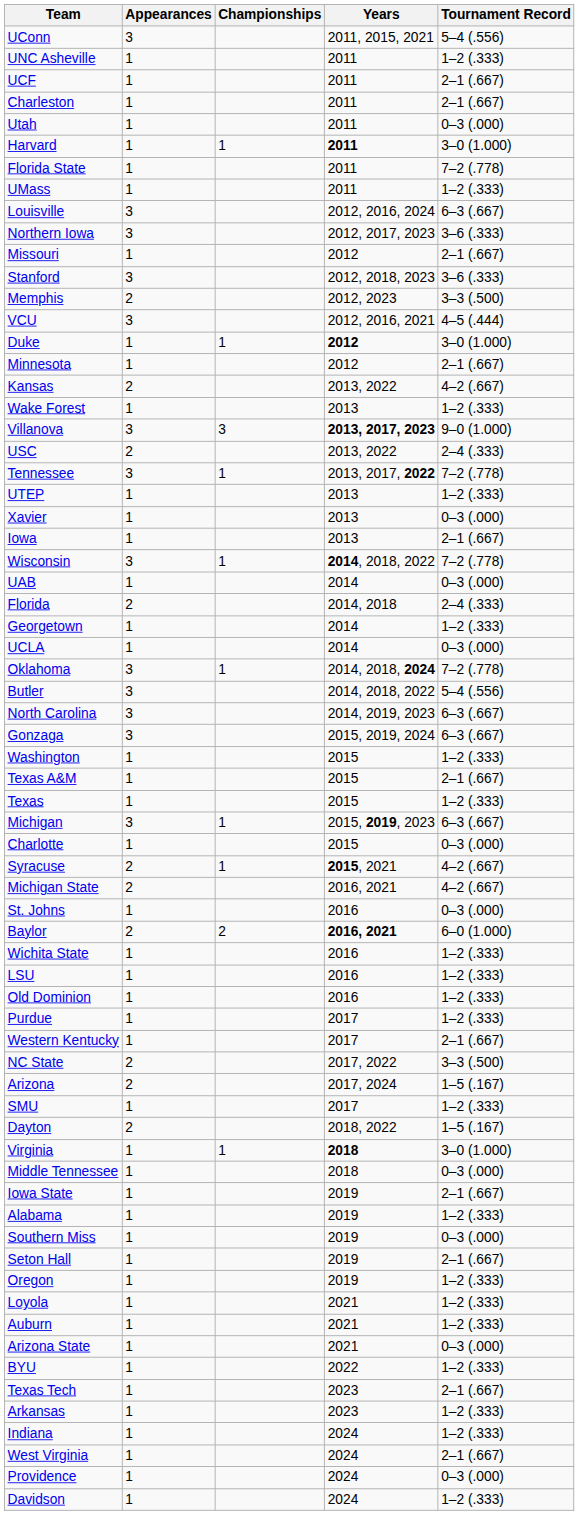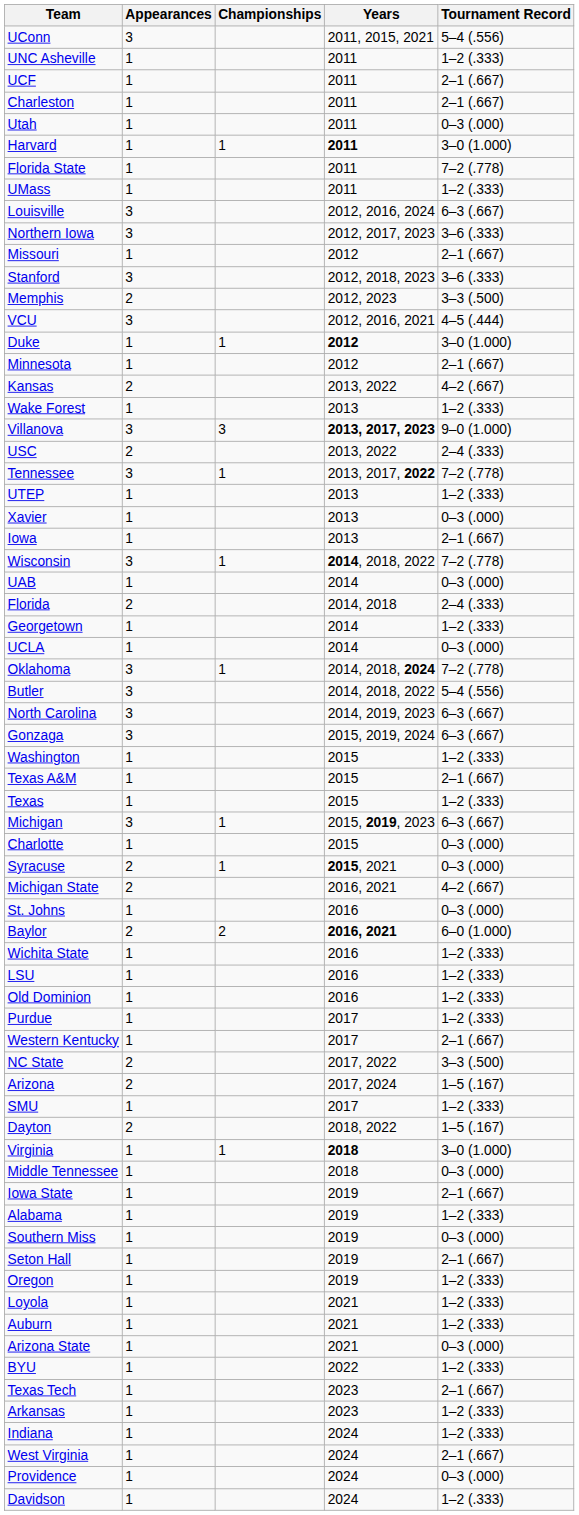(473, 866) 4–2 (.667) -> (473, 866) 0–3 (.000)
